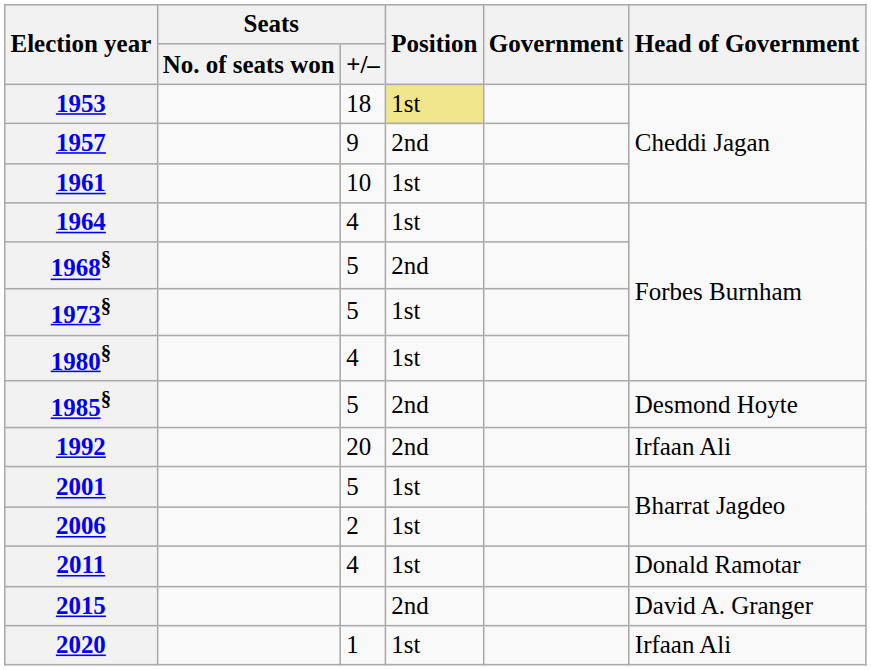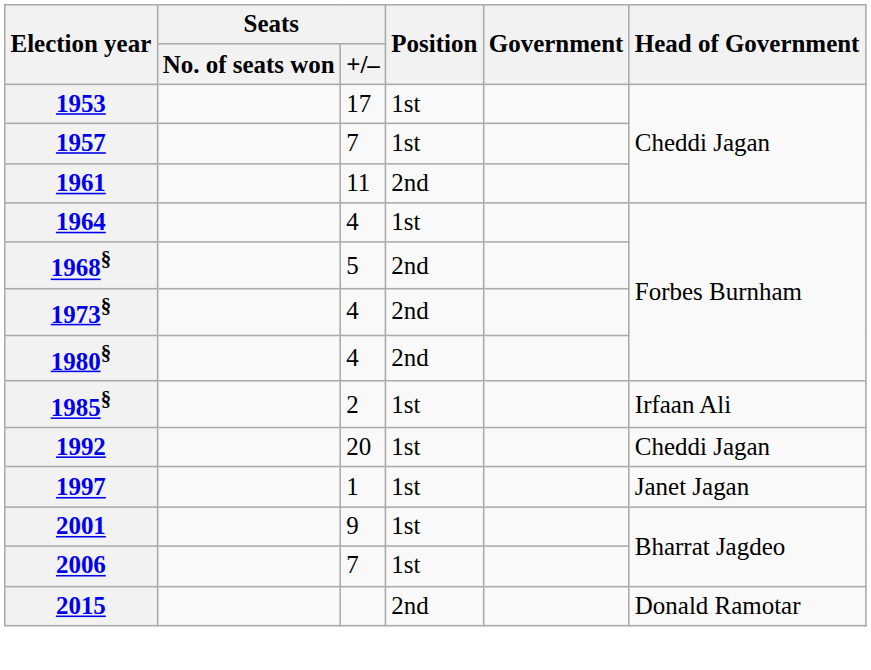(359, 103) 18 -> (359, 103) 17
(406, 103) khaki background -> (406, 103) no background
(352, 143) 9 -> (352, 143) 7
(410, 143) 2nd -> (406, 143) 1st
(359, 182) 10 -> (358, 182) 11
(406, 182) 1st -> (410, 182) 2nd
(352, 311) 5 -> (352, 311) 4
(406, 311) 1st -> (410, 311) 2nd
(406, 357) 1st -> (410, 357) 2nd
(352, 404) 5 -> (352, 404) 2
(410, 404) 2nd -> (406, 404) 1st
(716, 404) Desmond Hoyte -> (683, 404) Irfaan Ali
(410, 447) 2nd -> (406, 447) 1st
(683, 447) Irfaan Ali -> (702, 447) Cheddi Jagan
+ row: (81, 486)
(352, 486) 5 -> (352, 526) 9
(352, 526) 2 -> (352, 565) 7
- row: (81, 565)
(724, 605) David A. Granger -> (718, 605) Donald Ramotar
- row: (81, 645)
